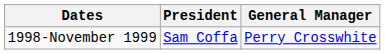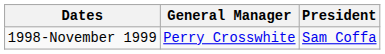columns swapped: (200, 16) <-> (310, 16)
